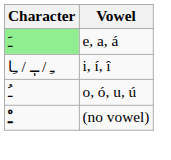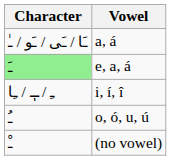+ row: (106, 41)
(10, 117) bold -> (10, 143) normal
